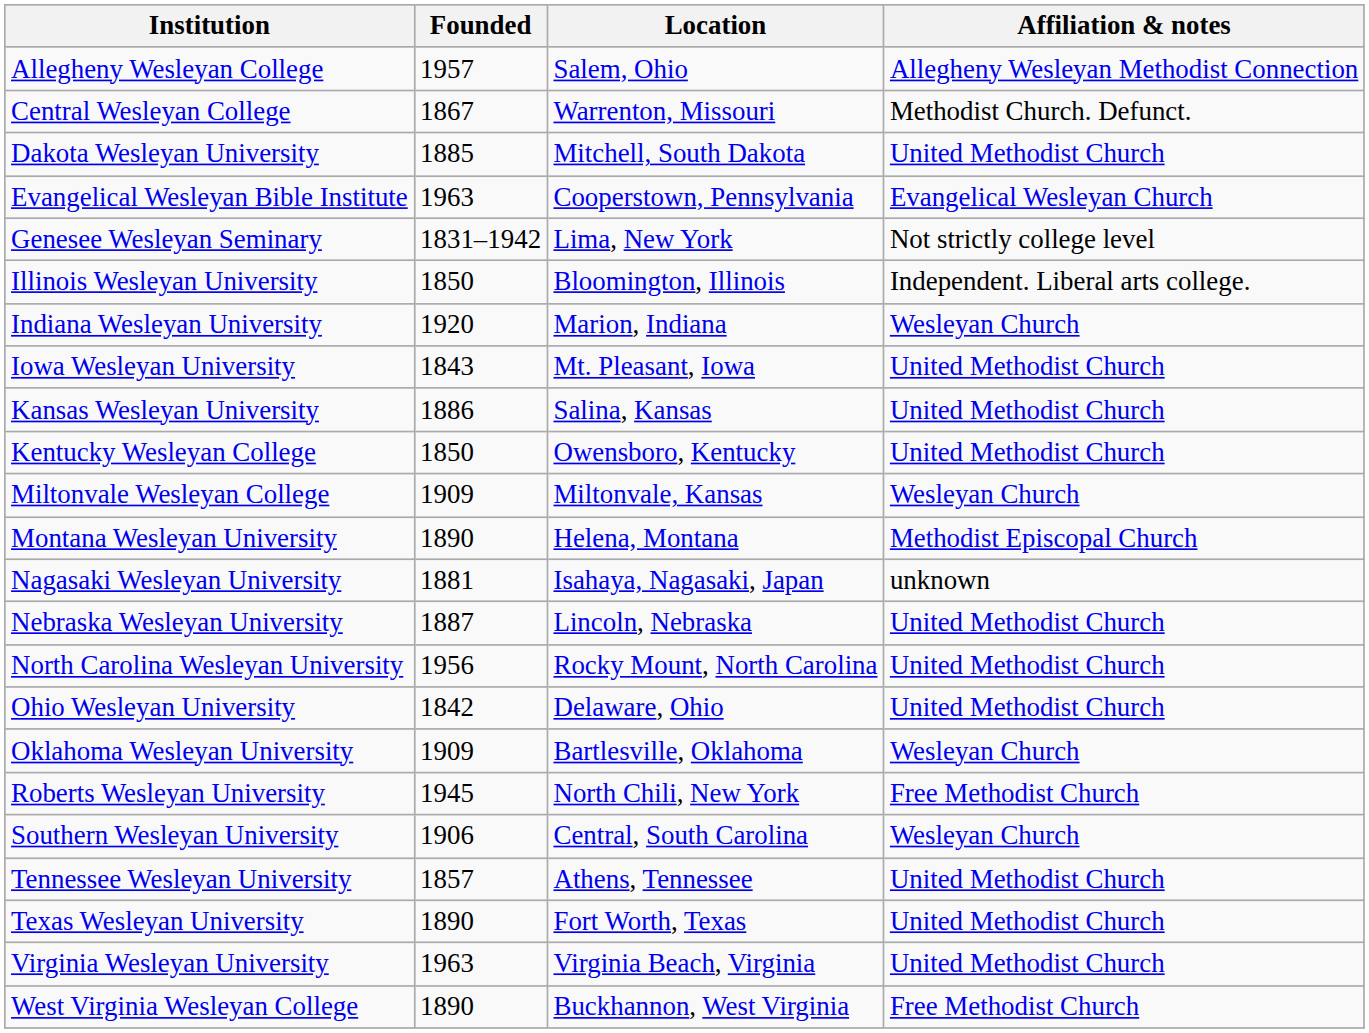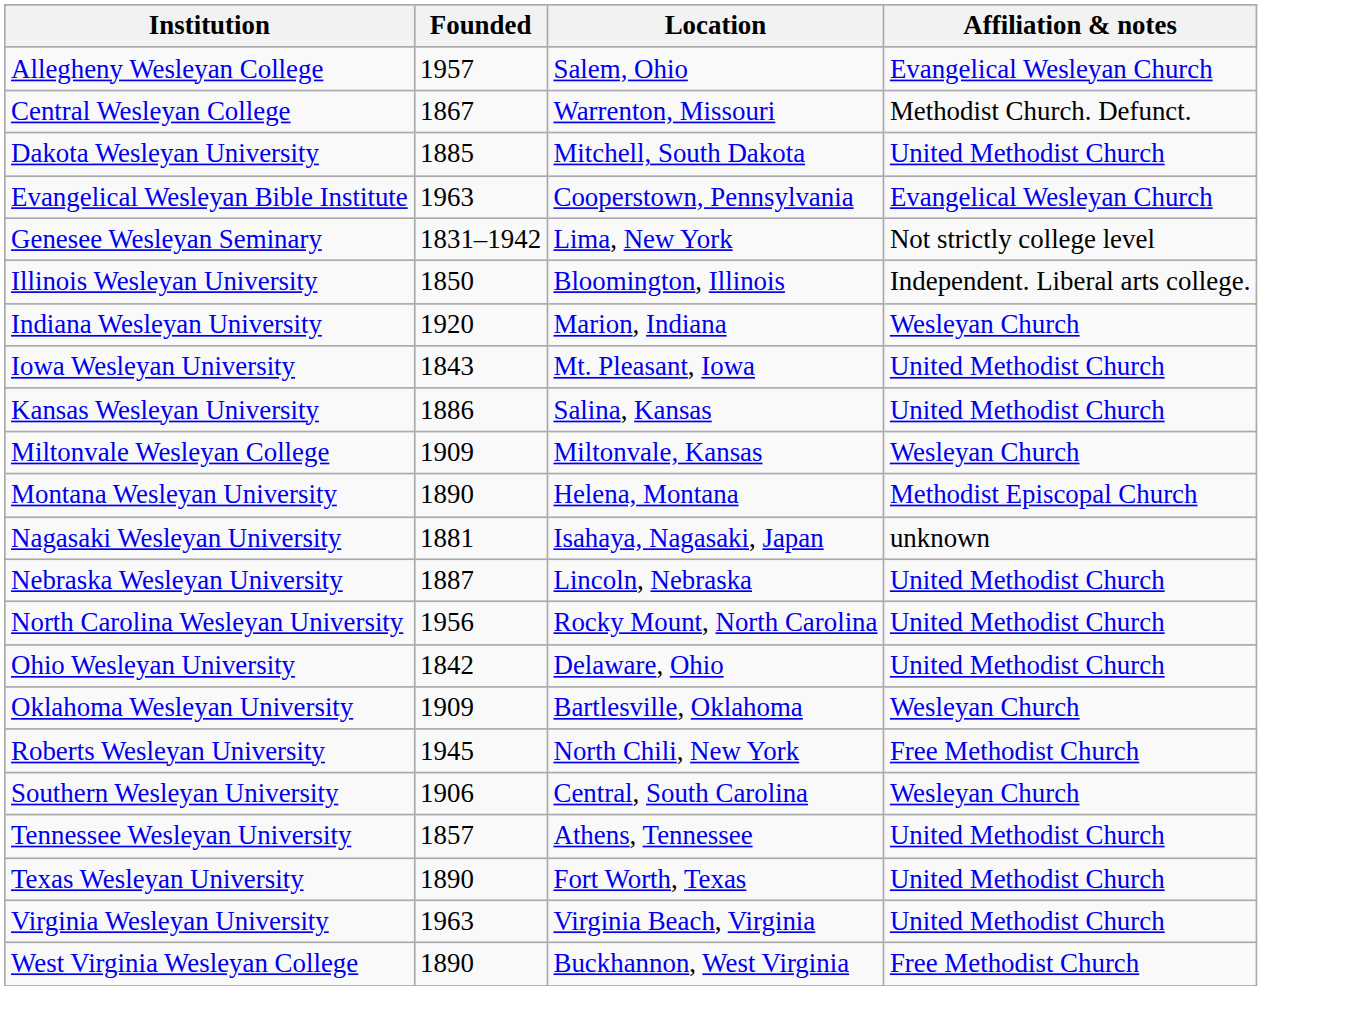(1124, 68) Allegheny Wesleyan Methodist Connection -> (1051, 68) Evangelical Wesleyan Church
- row: (163, 452)
